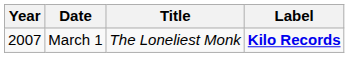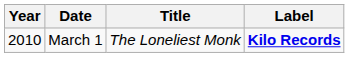(25, 40) 2007 -> (25, 40) 2010
